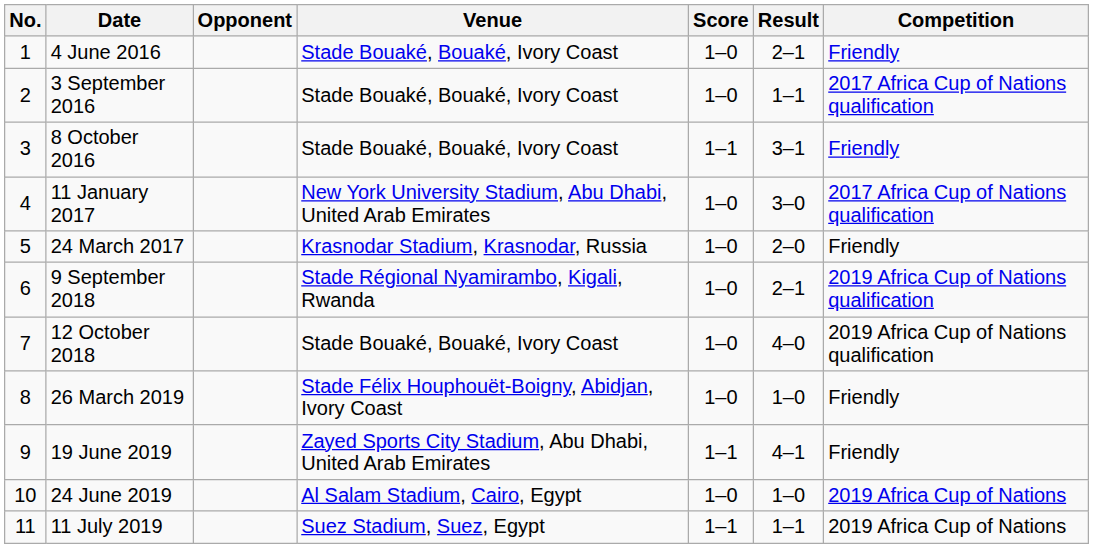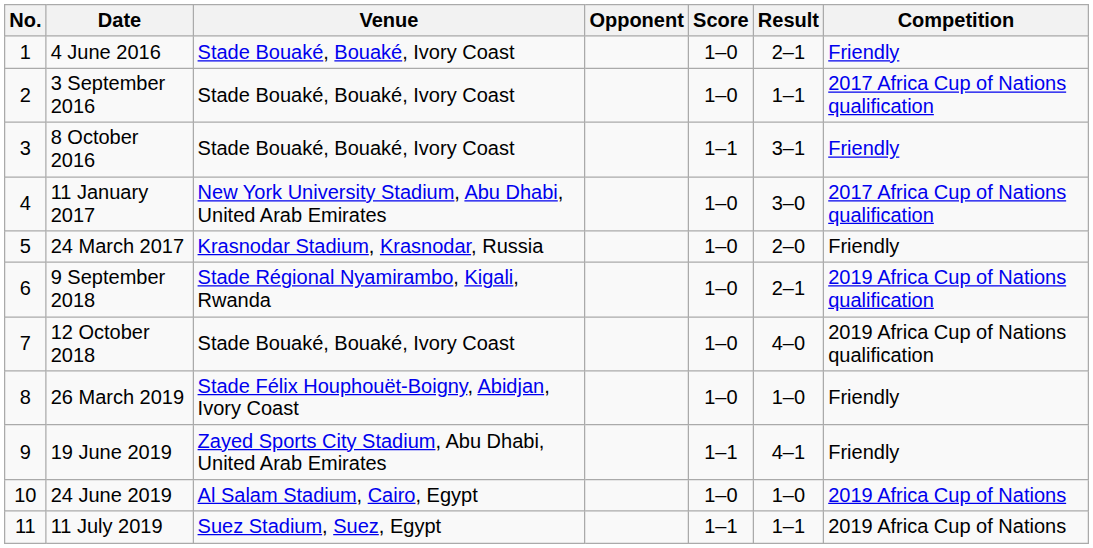columns swapped: (493, 20) <-> (245, 20)
